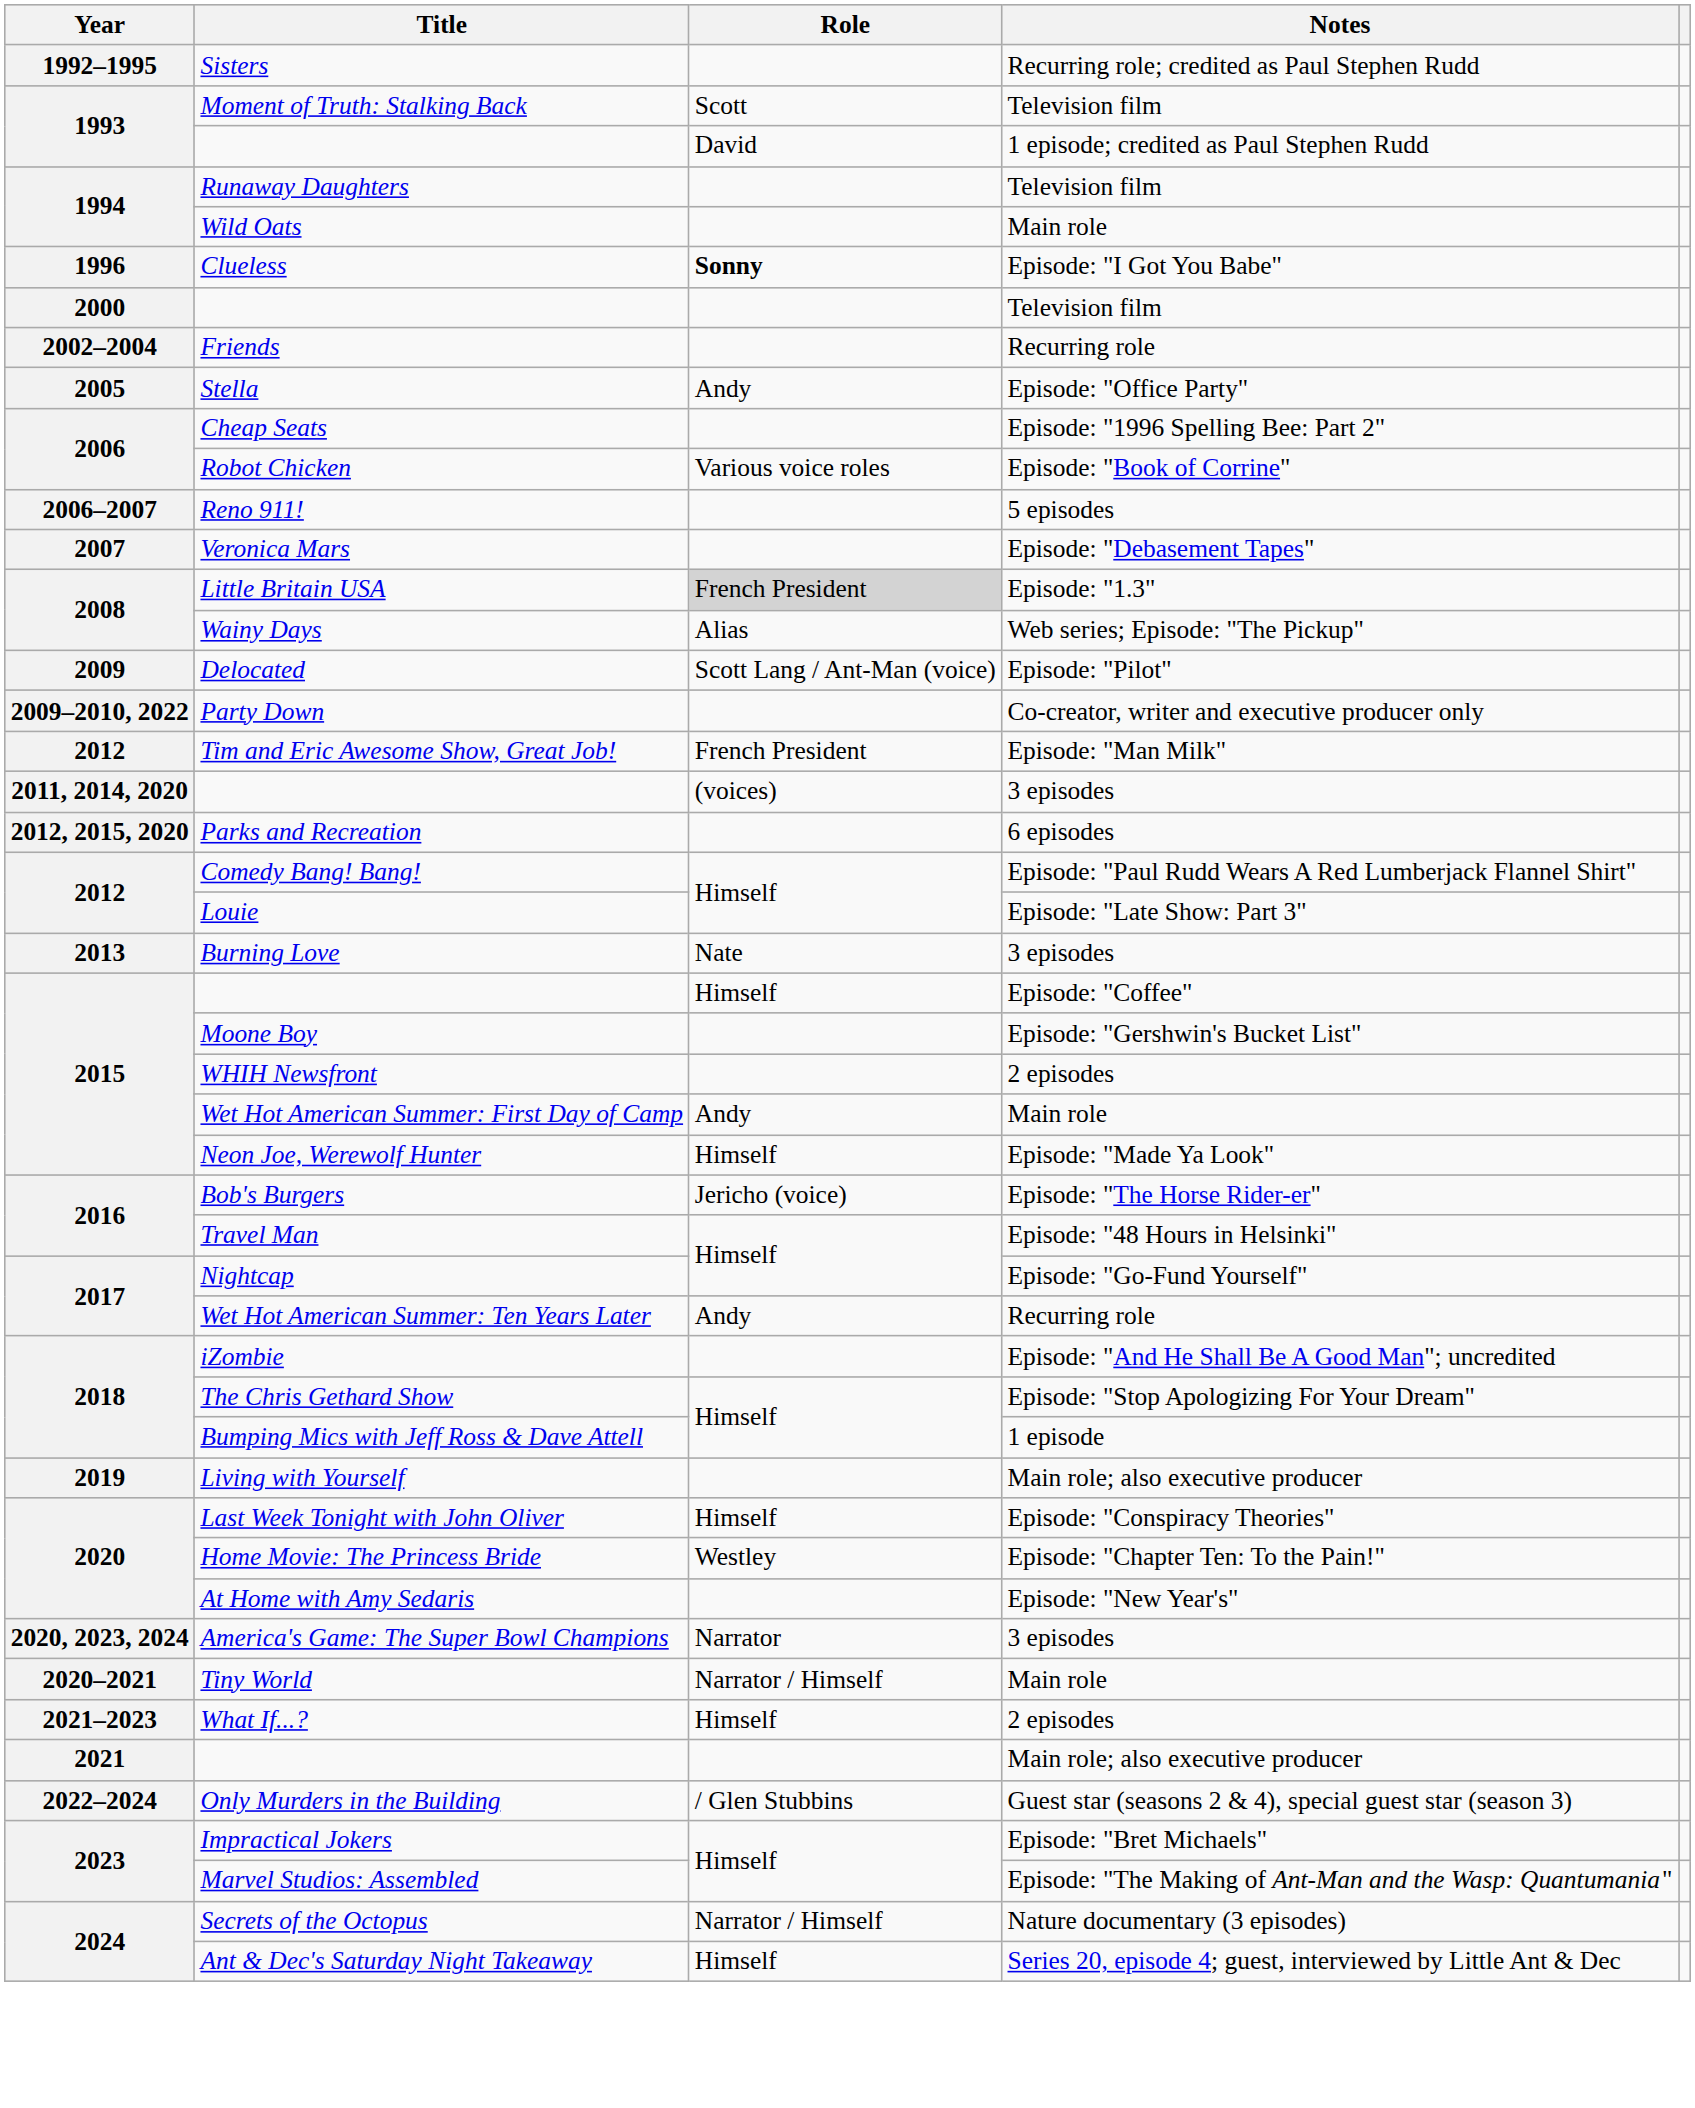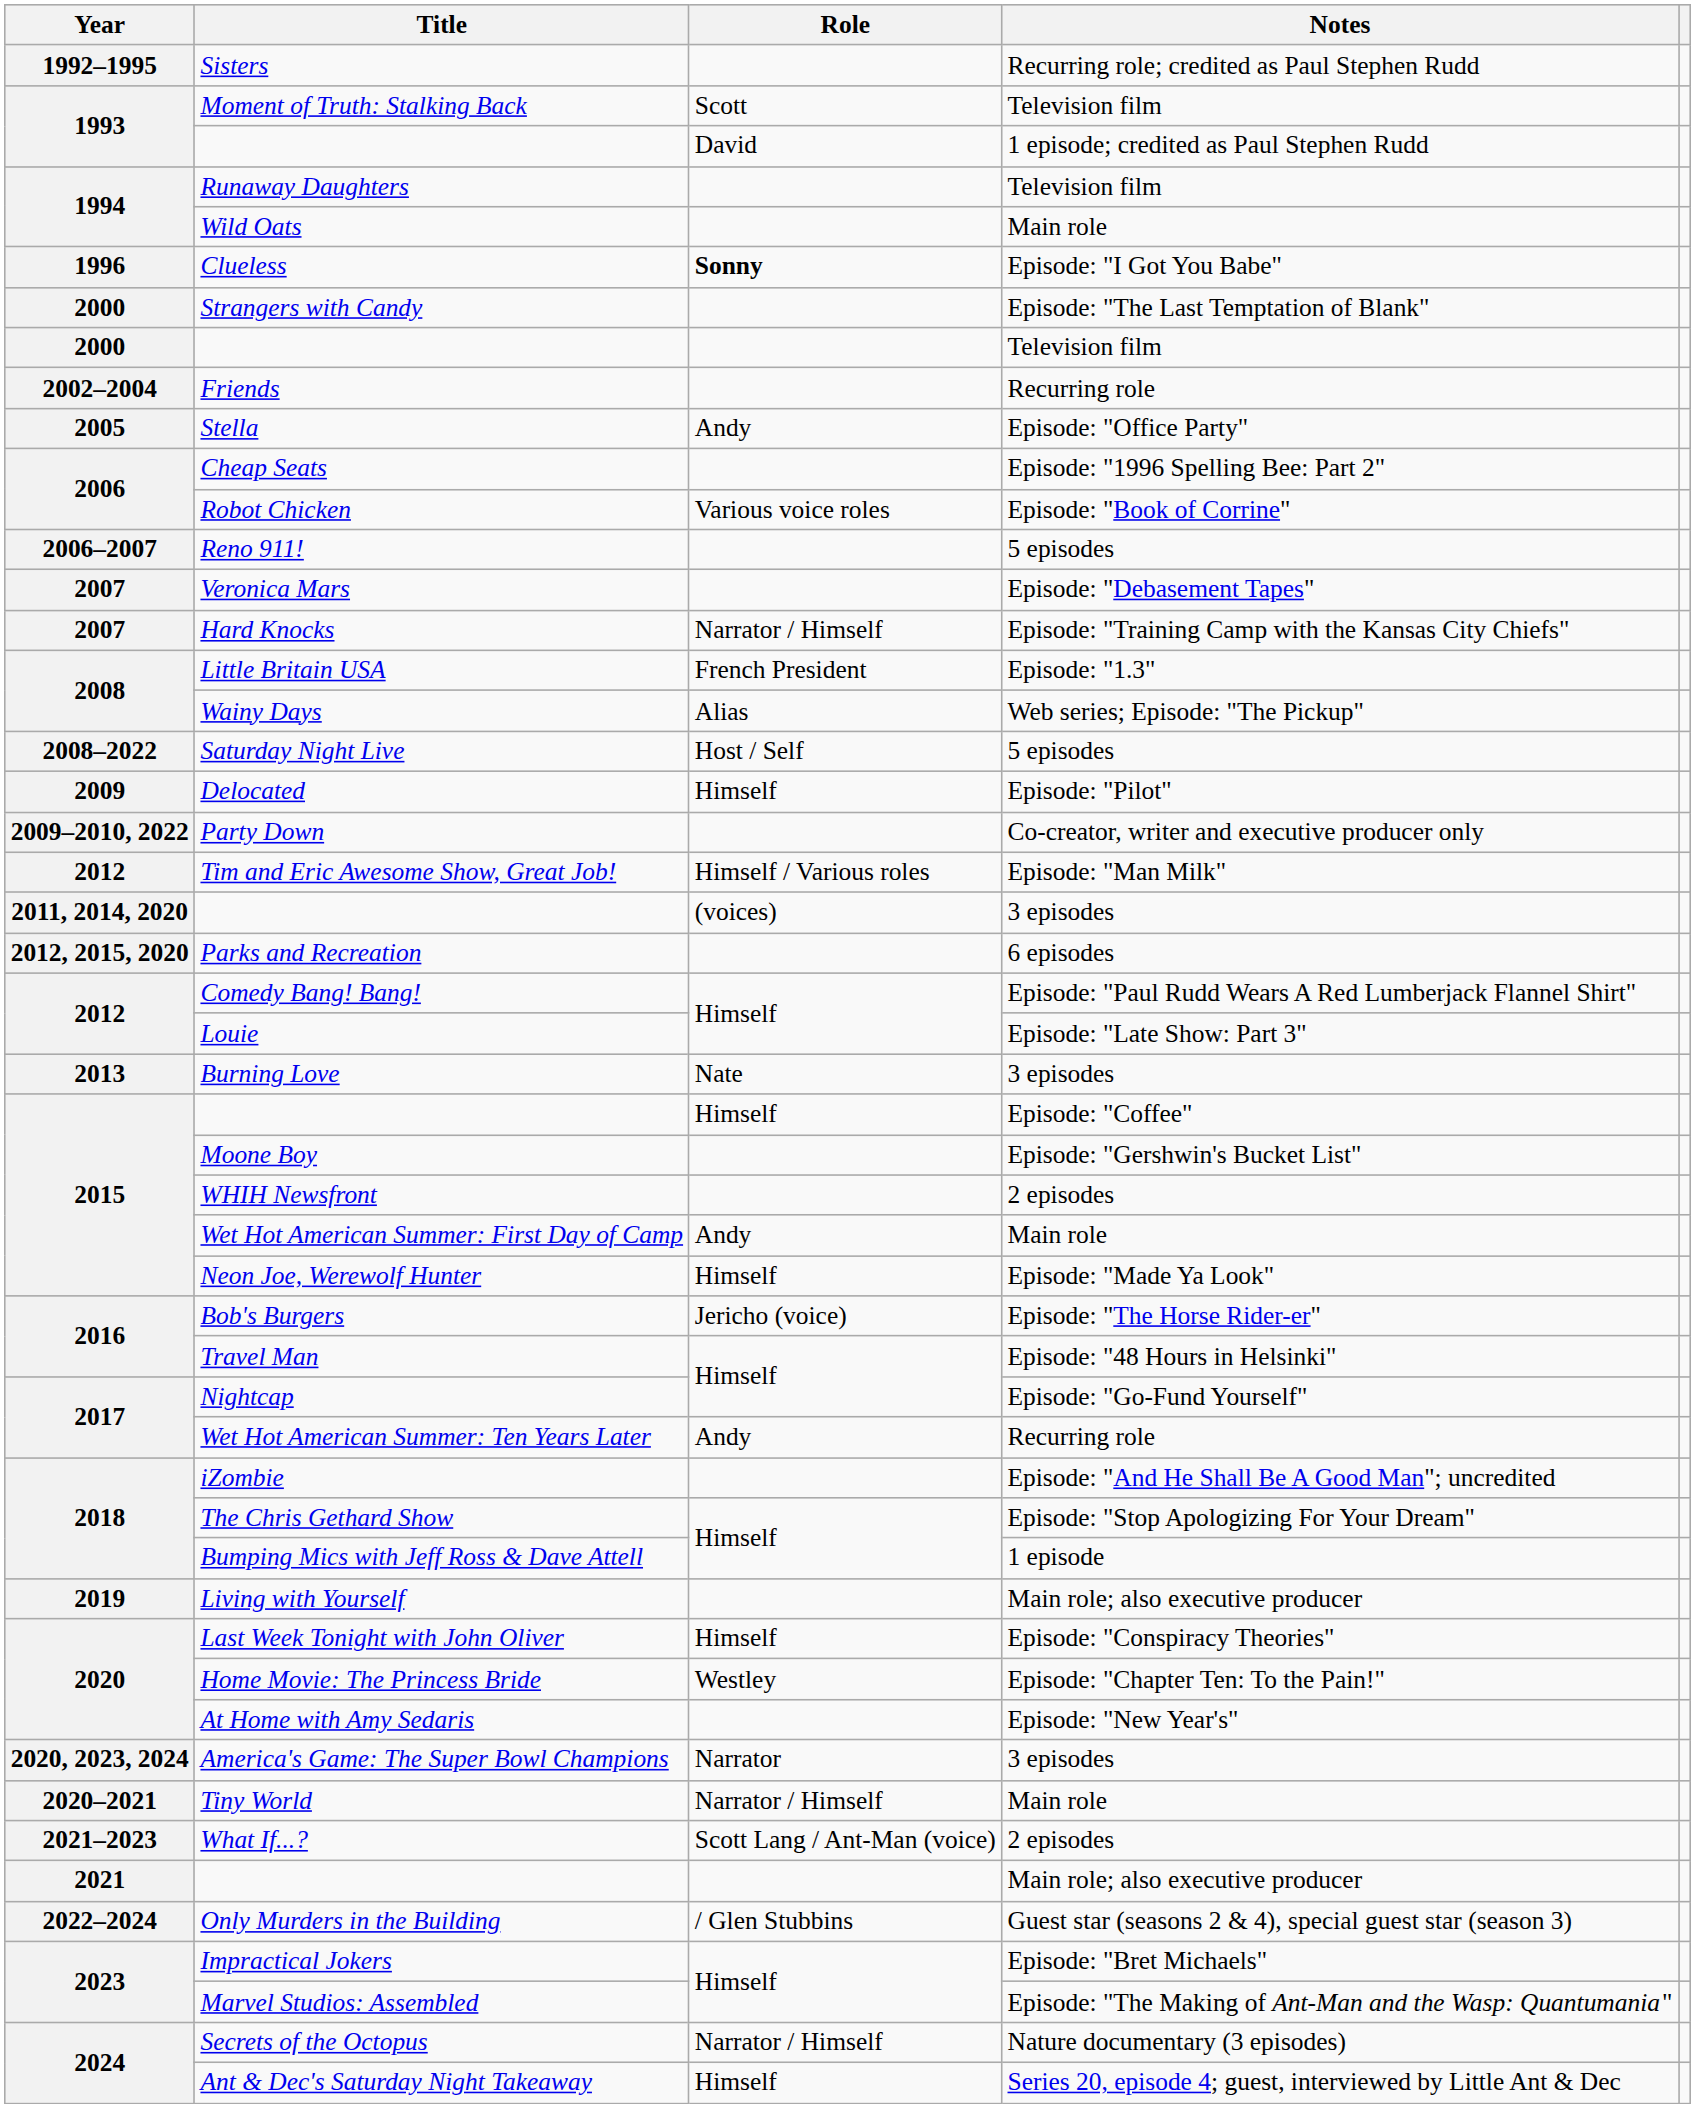+ row: (311, 307)
+ row: (267, 629)
(781, 589) lightgrey background -> (781, 670) no background
+ row: (302, 750)
(845, 670) Scott Lang / Ant-Man (voice) -> (736, 791) Himself
(781, 750) French President -> (812, 871) Himself / Various roles
(736, 1719) Himself -> (845, 1840) Scott Lang / Ant-Man (voice)
